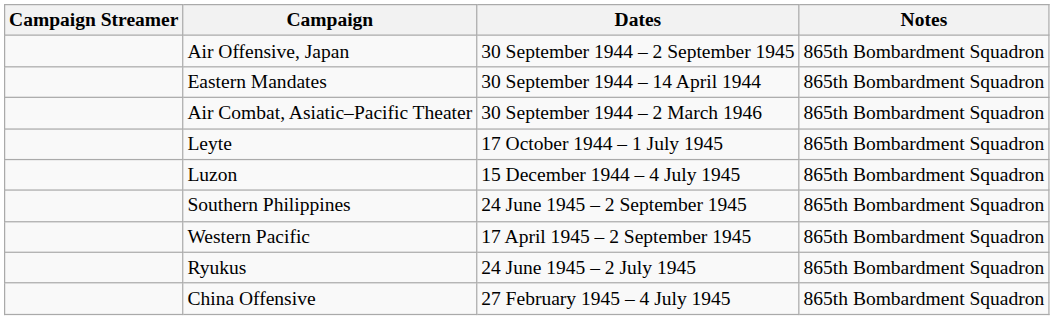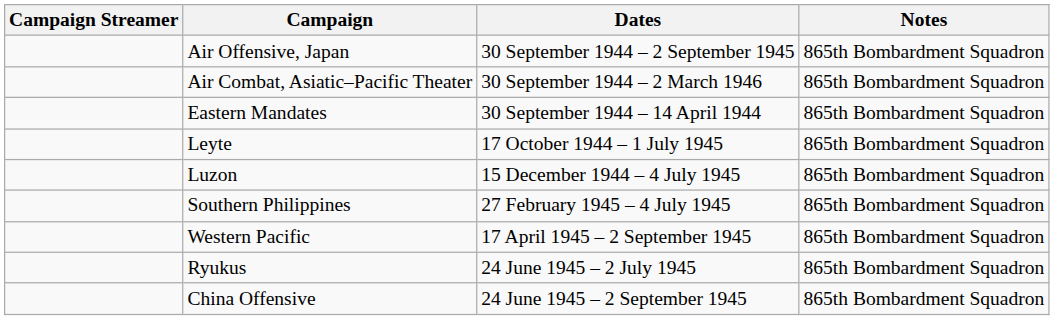rows swapped: (257, 81) <-> (330, 112)
(614, 205) 24 June 1945 – 2 September 1945 -> (606, 205) 27 February 1945 – 4 July 1945
(606, 298) 27 February 1945 – 4 July 1945 -> (614, 298) 24 June 1945 – 2 September 1945
